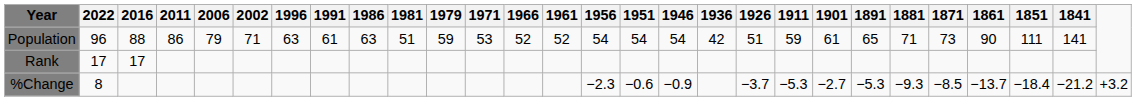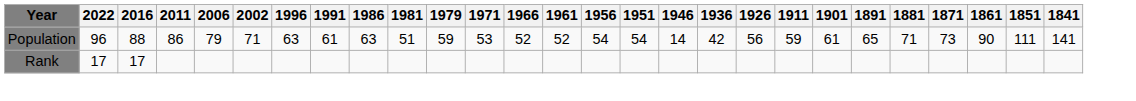(678, 38) 54 -> (678, 38) 14
(755, 38) 51 -> (755, 38) 56
- row: (42, 84)
